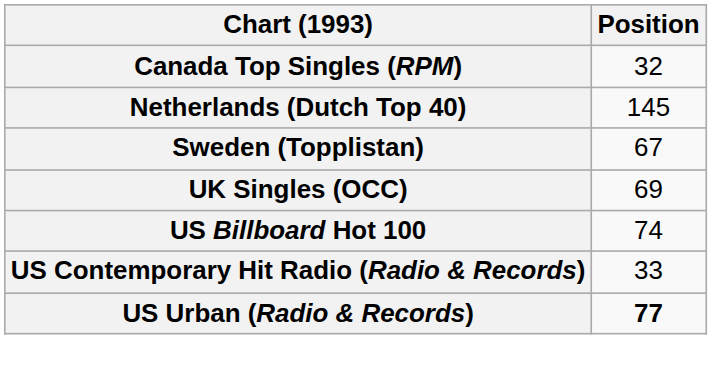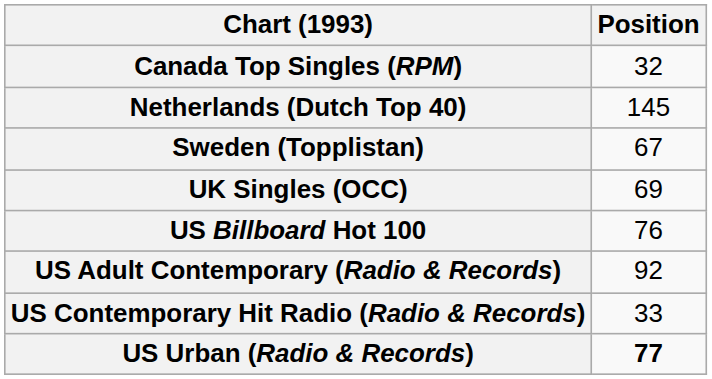(648, 230) 74 -> (648, 230) 76
+ row: (298, 271)
